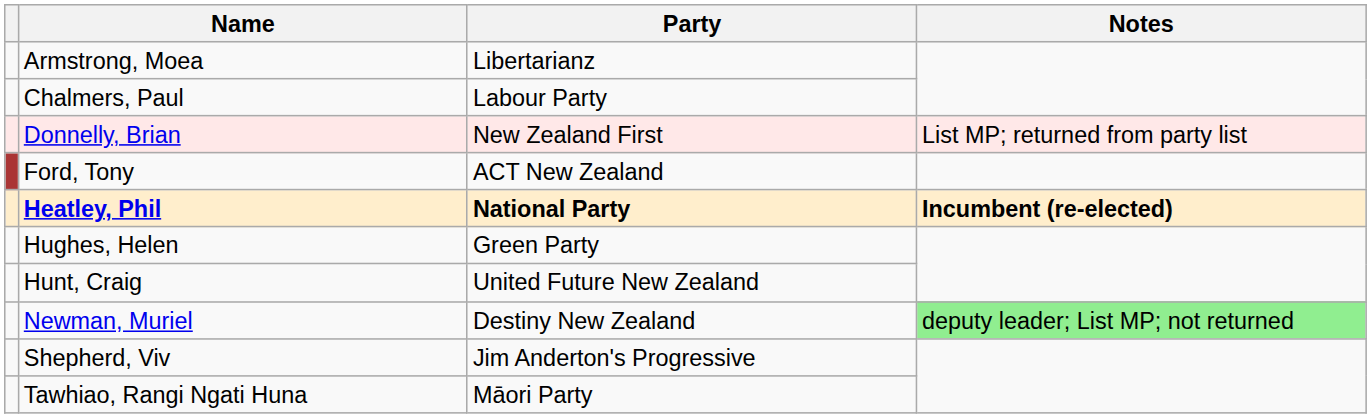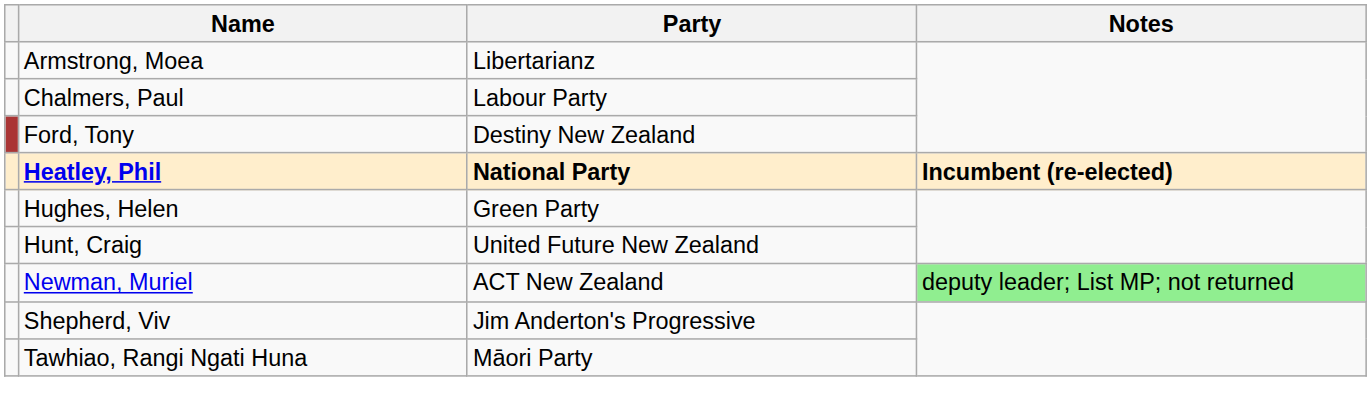- row: (102, 135)
(568, 172) ACT New Zealand -> (584, 135) Destiny New Zealand
(584, 320) Destiny New Zealand -> (568, 283) ACT New Zealand
